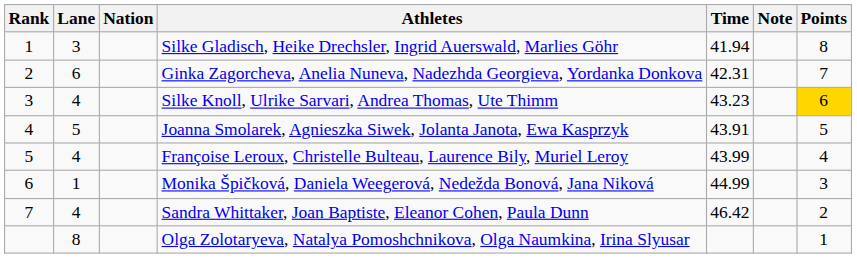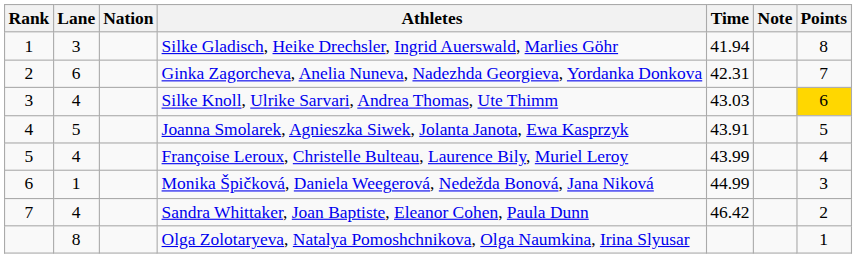(730, 101) 43.23 -> (730, 101) 43.03
